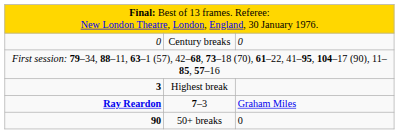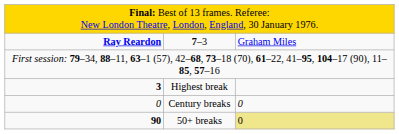rows swapped: (199, 104) <-> (199, 41)
(240, 121) no background -> (240, 121) khaki background
